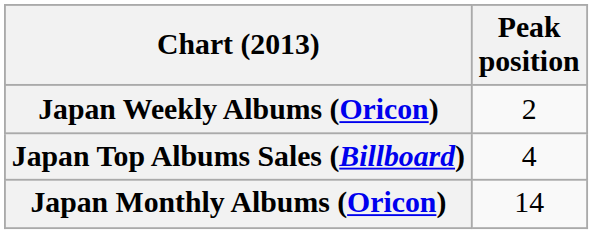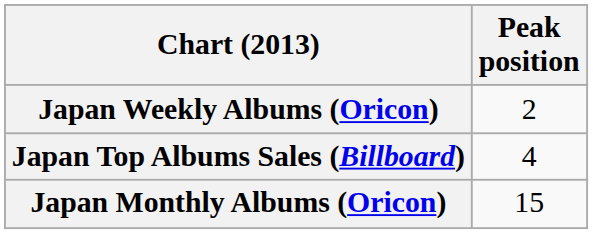(529, 203) 14 -> (529, 203) 15
